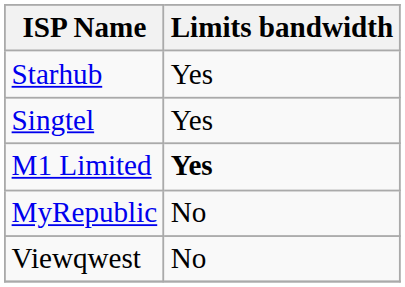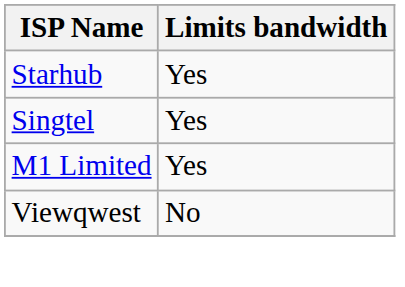(192, 166) bold -> (186, 166) normal
- row: (84, 212)
